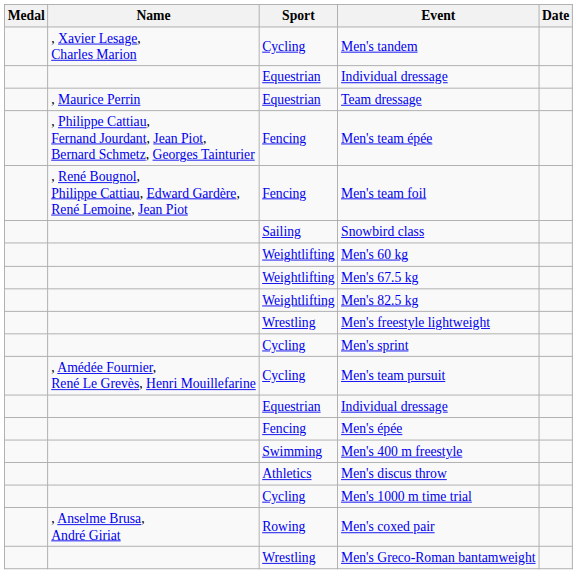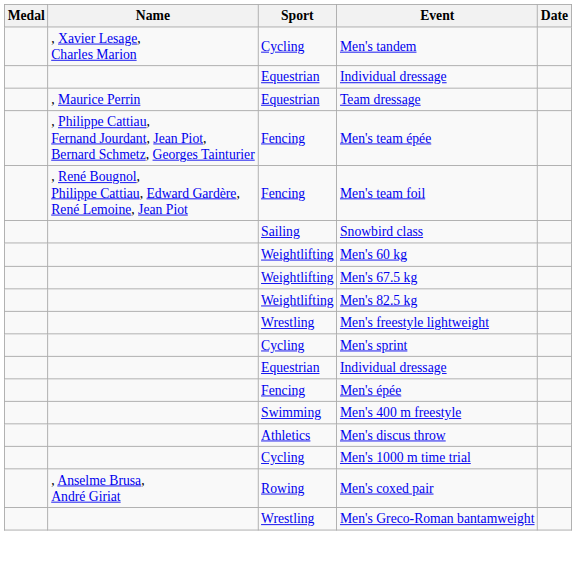- row: (284, 375)
